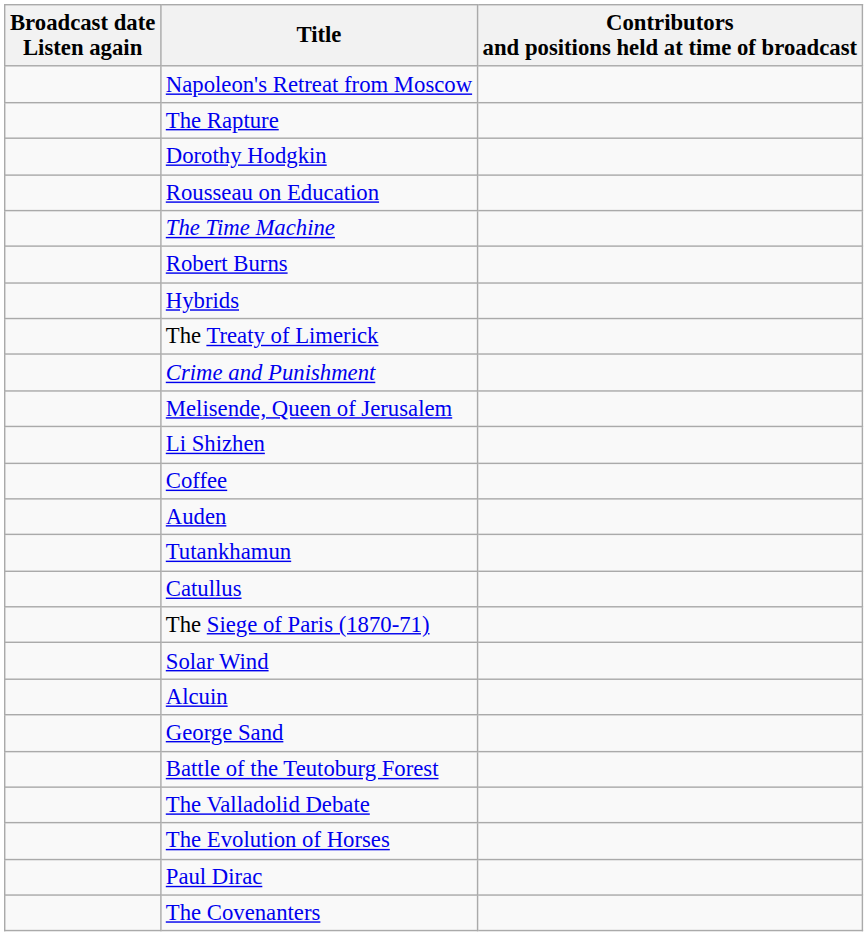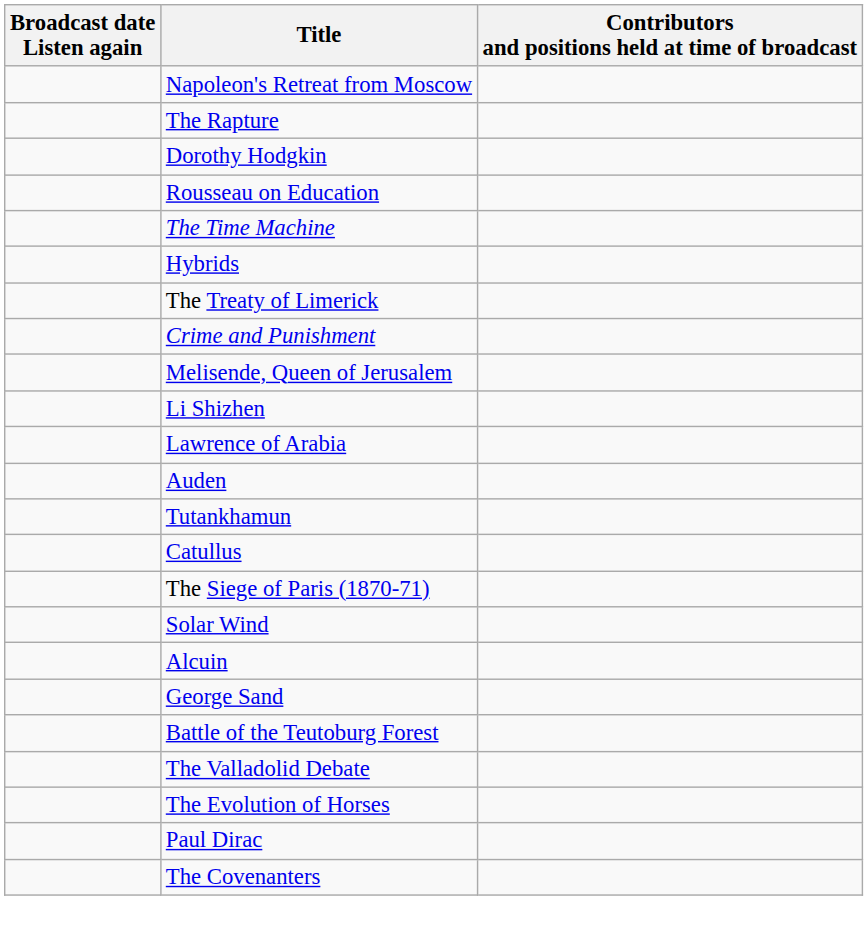- row: (227, 264)
+ row: (256, 444)
- row: (196, 480)
